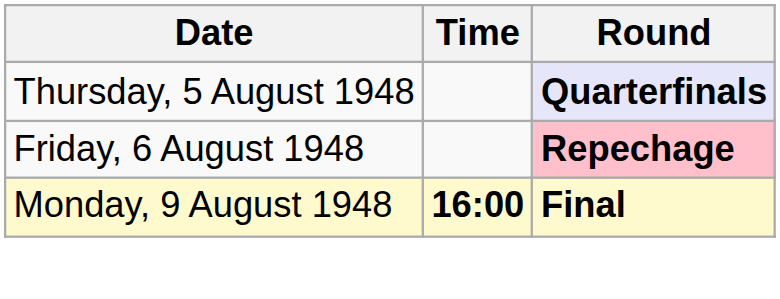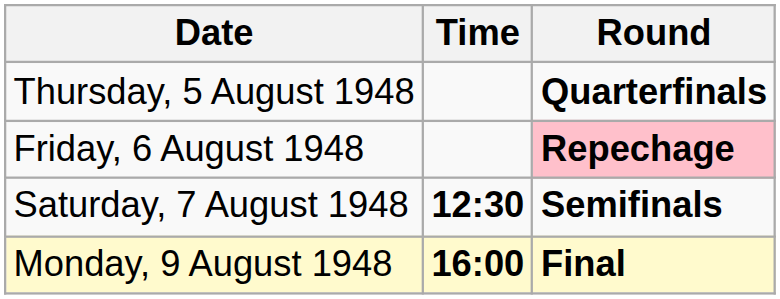(654, 90) lavender background -> (654, 90) no background
+ row: (211, 206)
